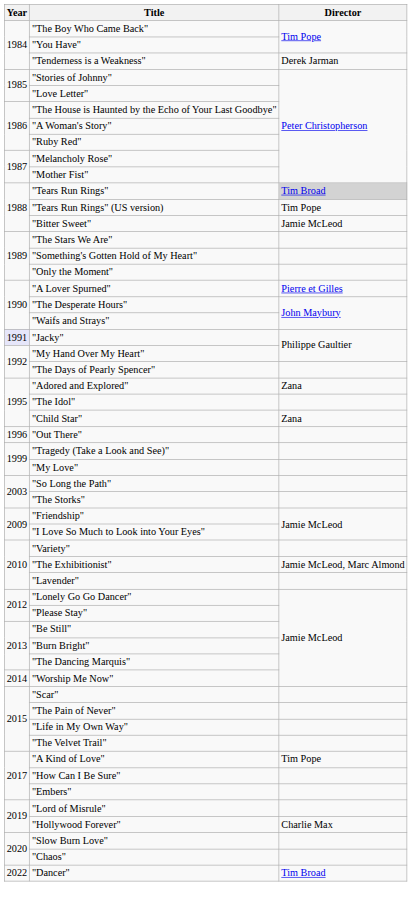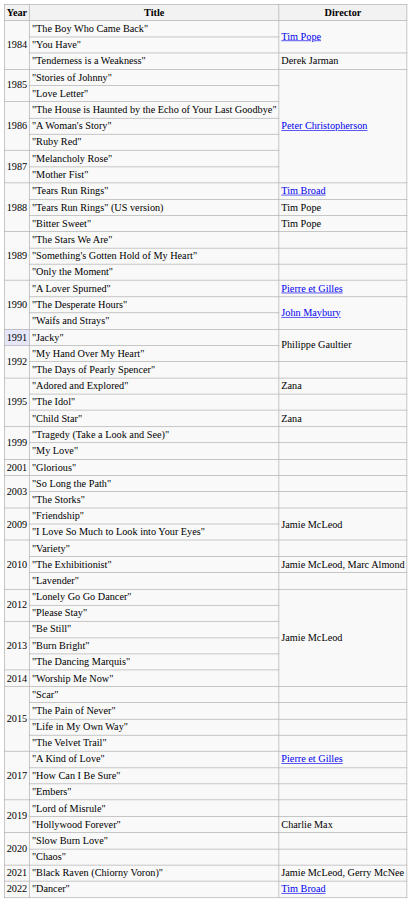(303, 191) lightgrey background -> (303, 191) no background
(312, 223) Jamie McLeod -> (301, 223) Tim Pope
- row: (57, 434)
+ row: (54, 467)
(301, 759) Tim Pope -> (312, 759) Pierre et Gilles
+ row: (97, 873)
